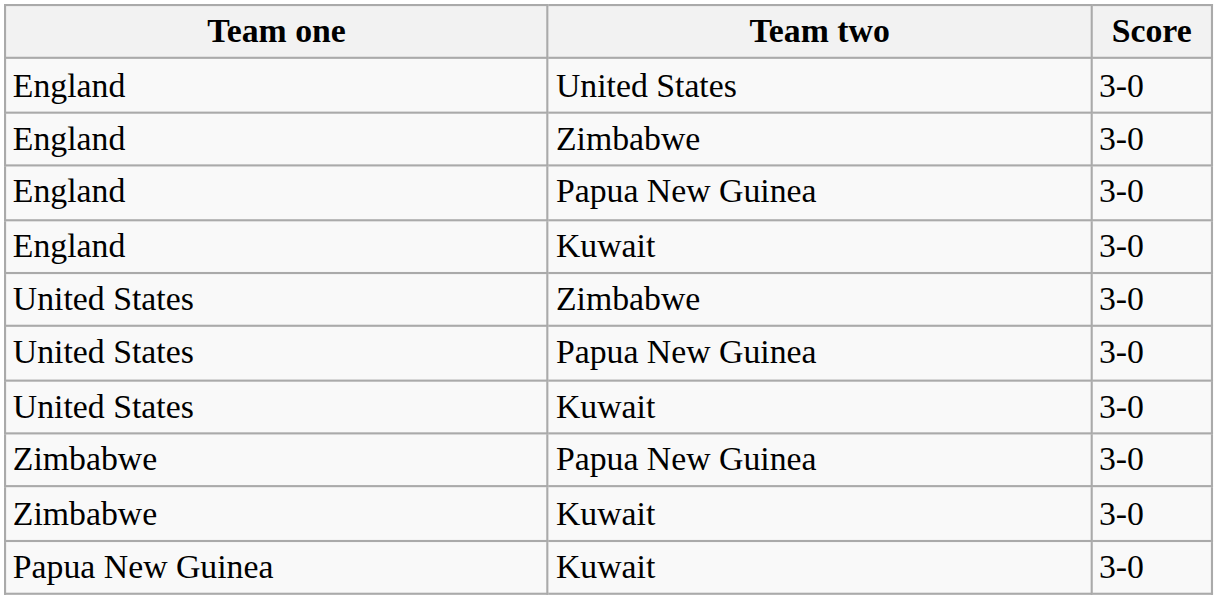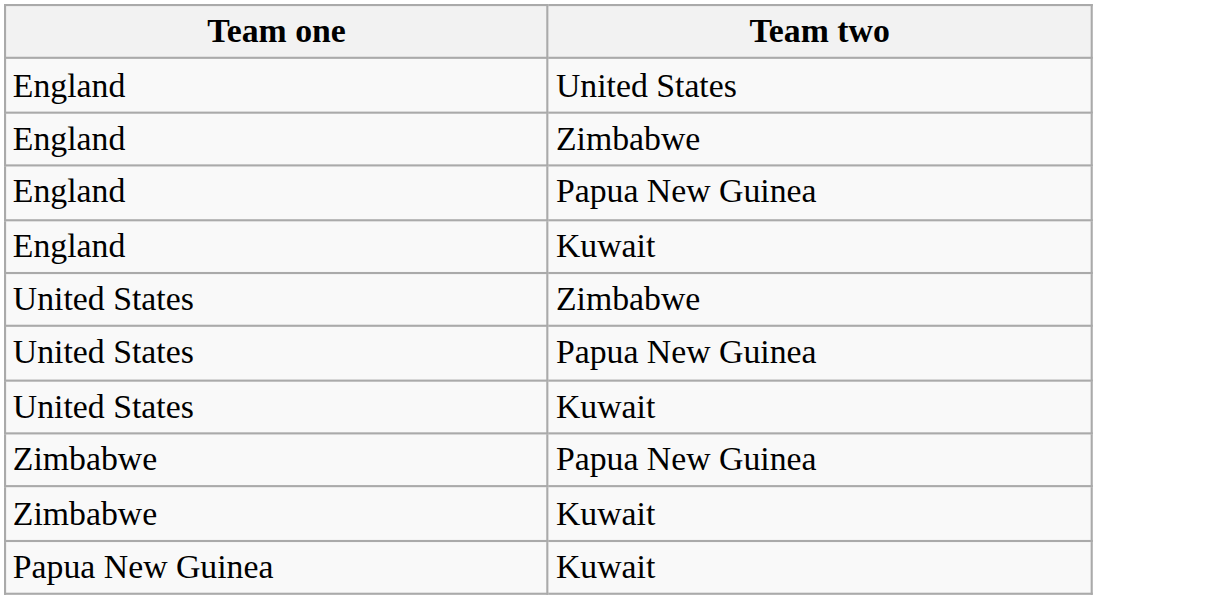- column: (1152, 31)
